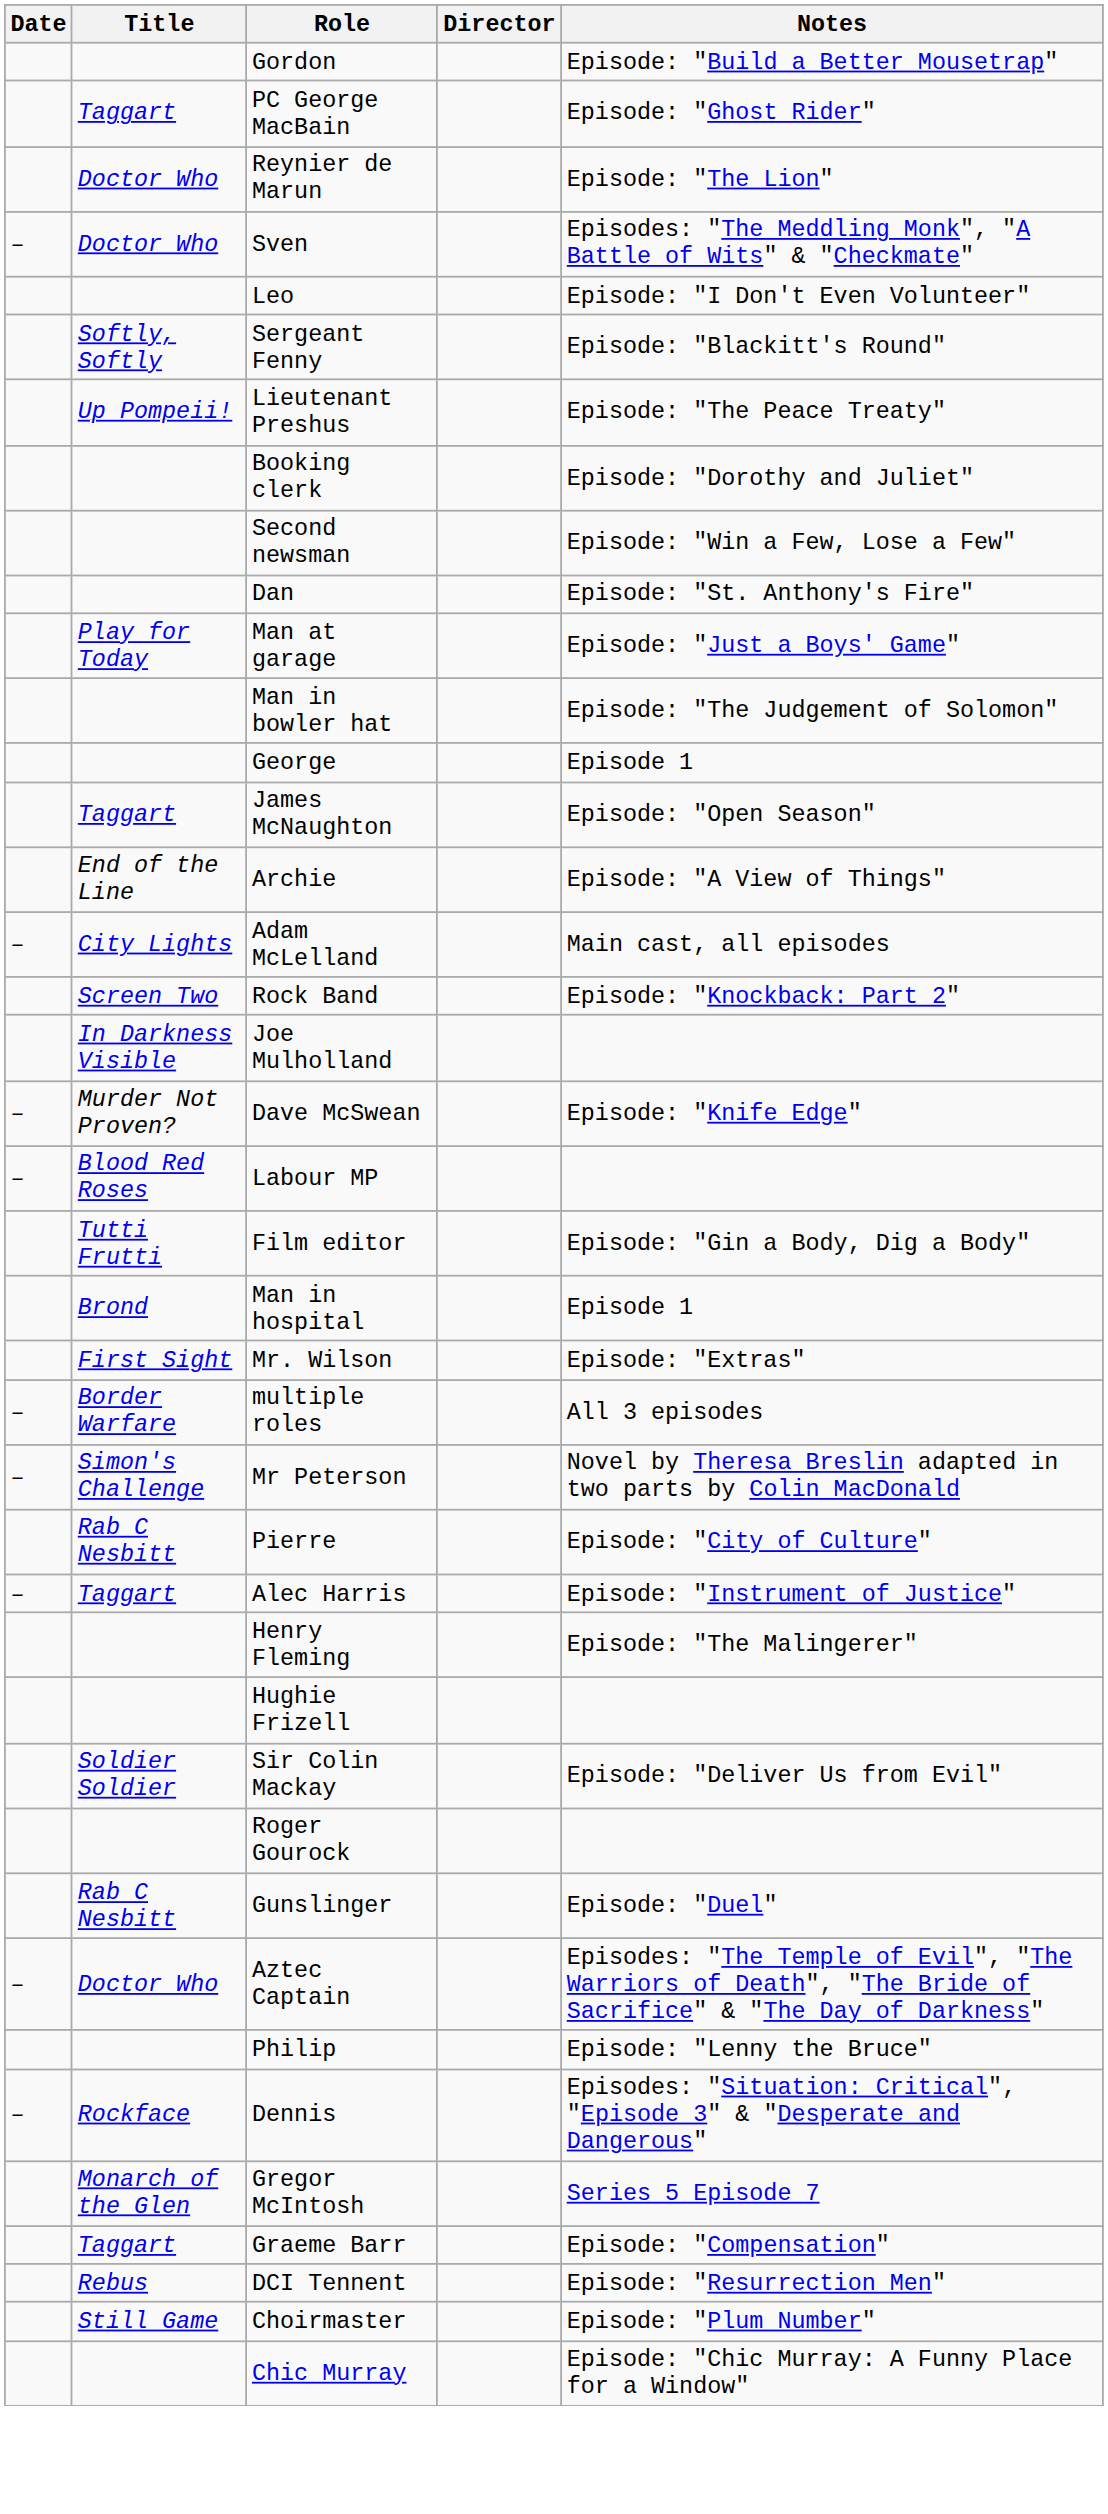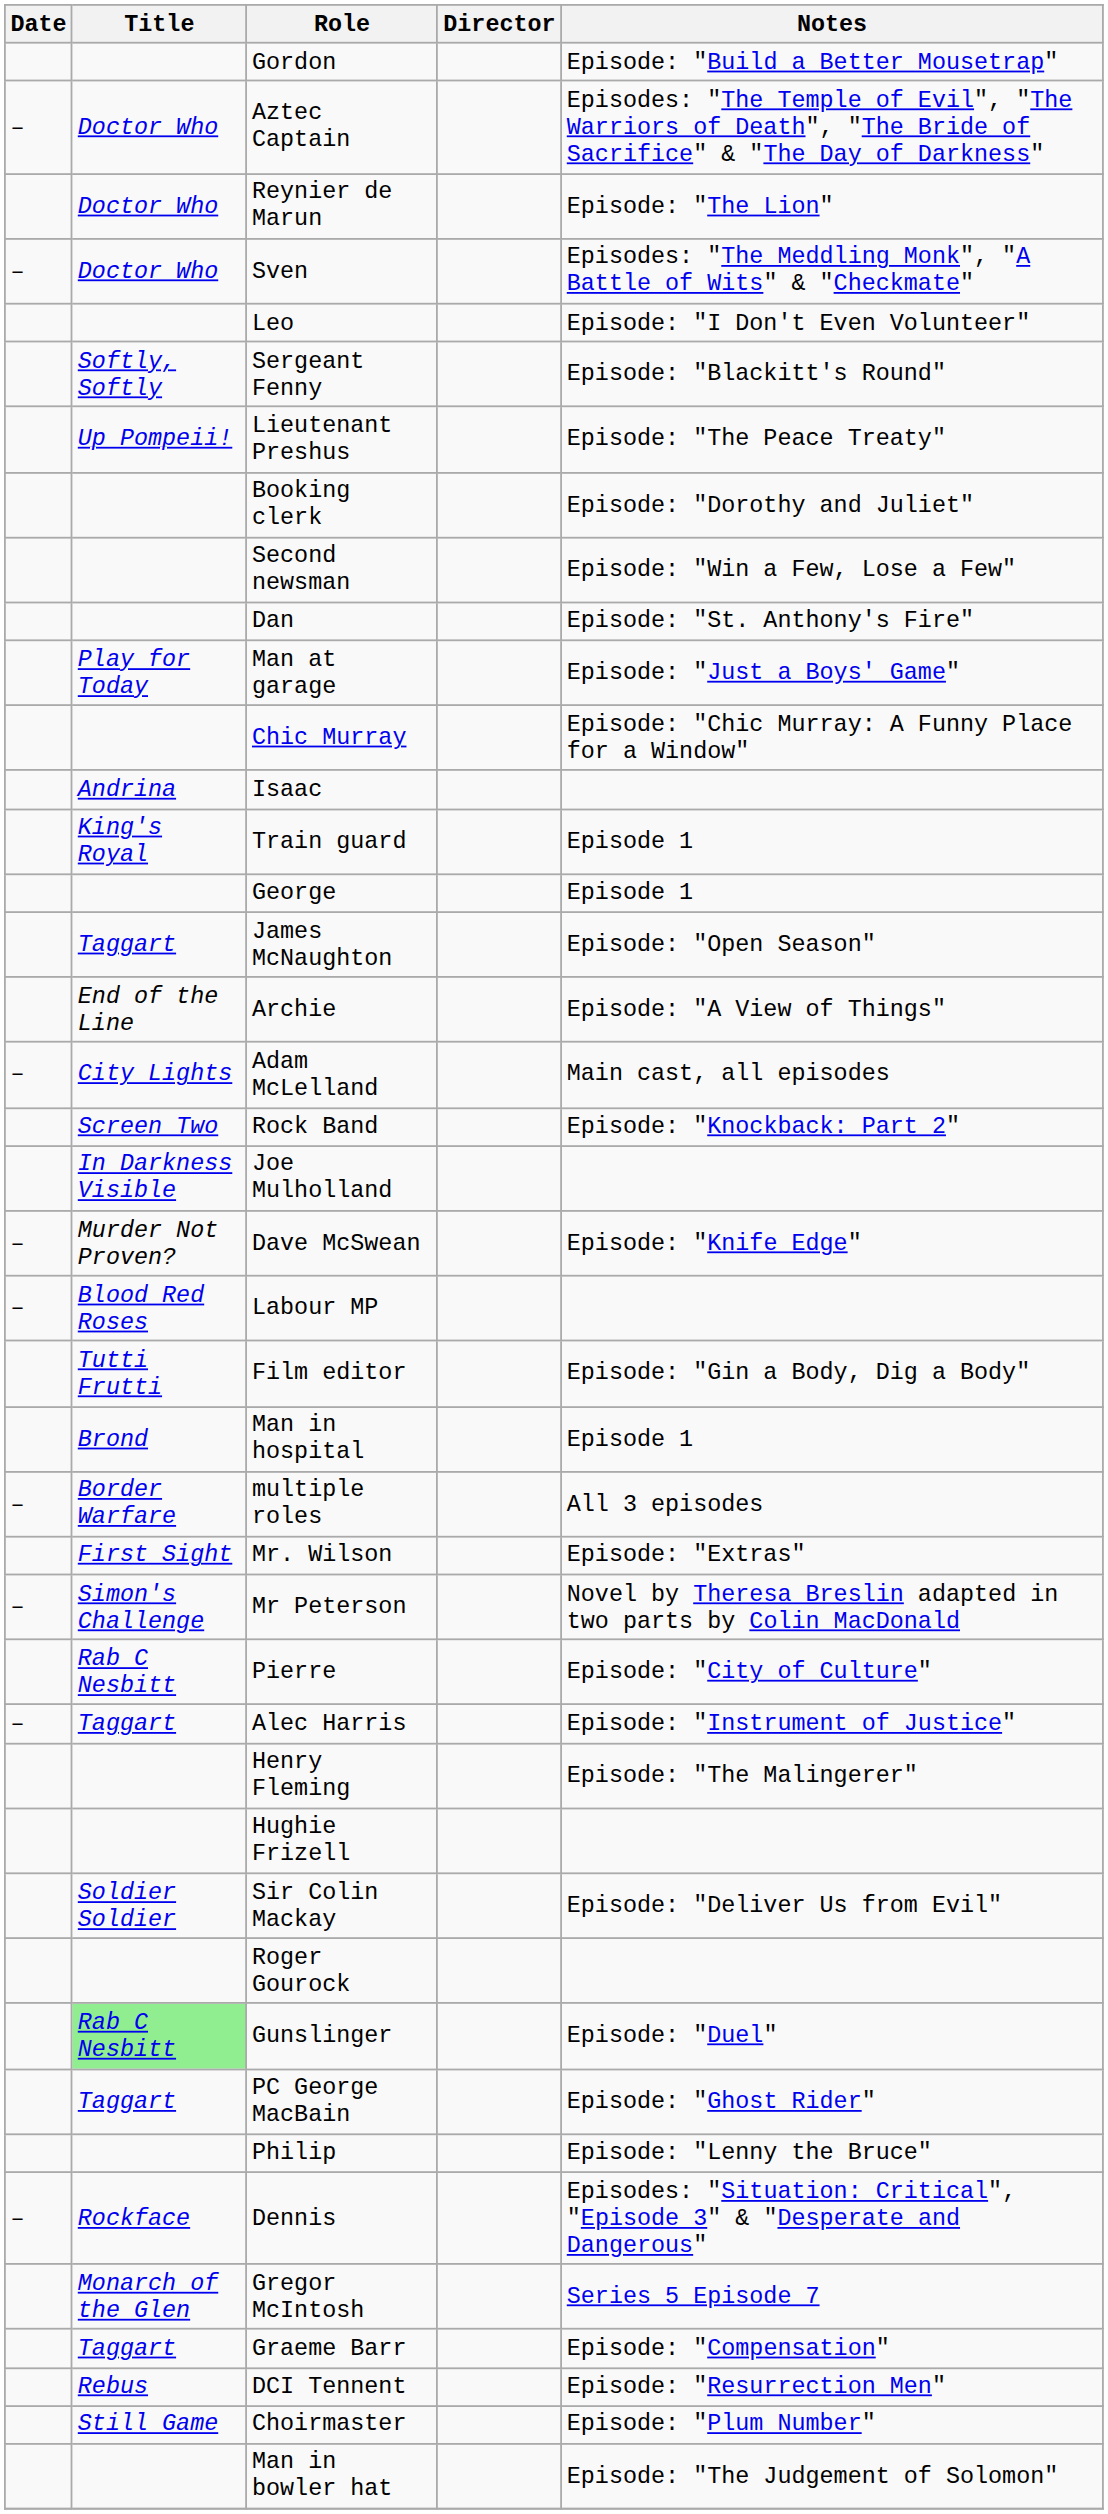rows swapped: (301, 1985) <-> (315, 114)
rows swapped: (322, 711) <-> (329, 2373)
+ row: (287, 790)
+ row: (329, 841)
rows swapped: (322, 1360) <-> (308, 1412)
(127, 1906) no background -> (127, 2036) lightgreen background
